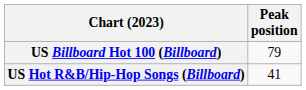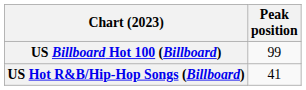(274, 52) 79 -> (274, 52) 99
